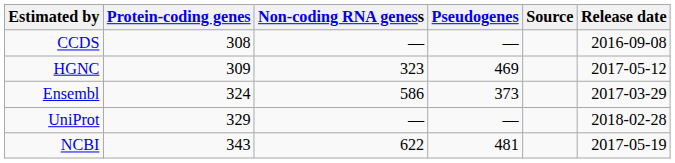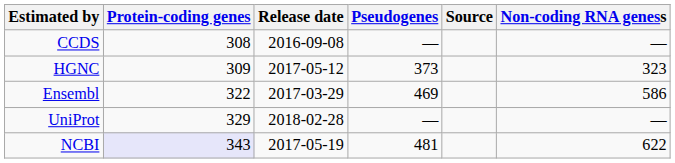columns swapped: (341, 17) <-> (624, 17)
(507, 68) 469 -> (426, 68) 373
(238, 94) 324 -> (238, 94) 322
(507, 94) 373 -> (426, 94) 469
(238, 145) no background -> (238, 145) lavender background
